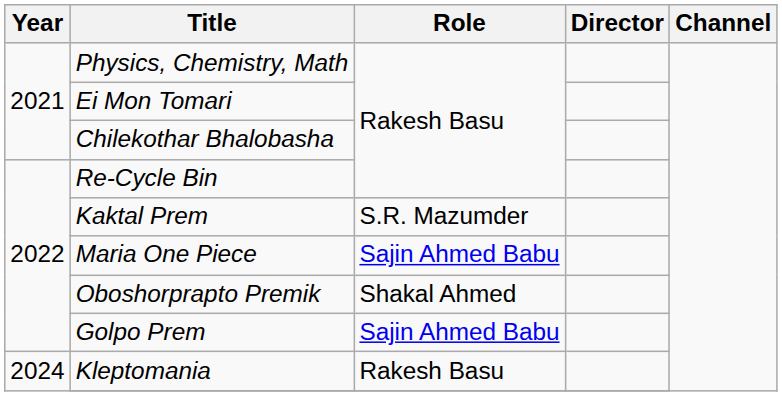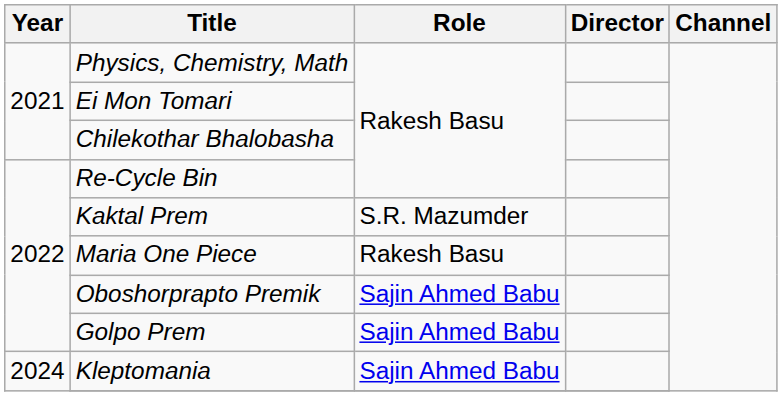(459, 255) Sajin Ahmed Babu -> (432, 255) Rakesh Basu
(438, 293) Shakal Ahmed -> (459, 293) Sajin Ahmed Babu
(432, 370) Rakesh Basu -> (459, 370) Sajin Ahmed Babu
